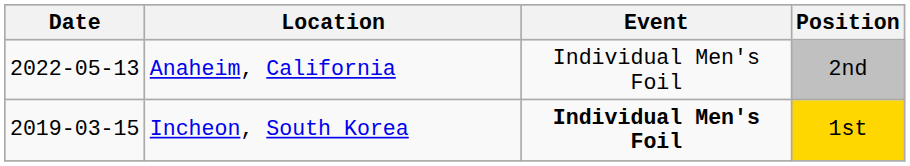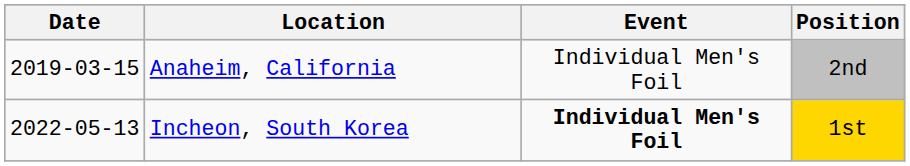(75, 70) 2022-05-13 -> (75, 70) 2019-03-15
(75, 130) 2019-03-15 -> (75, 130) 2022-05-13
